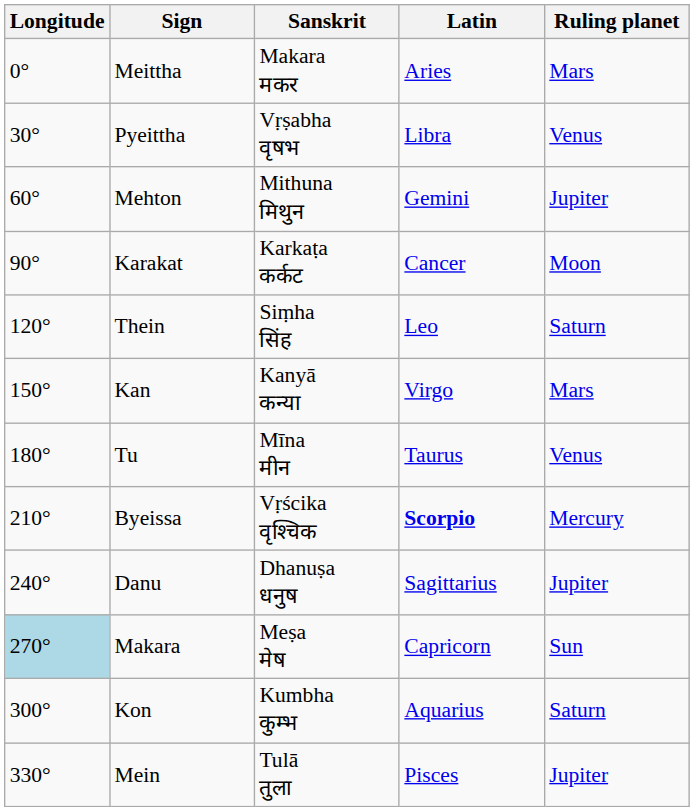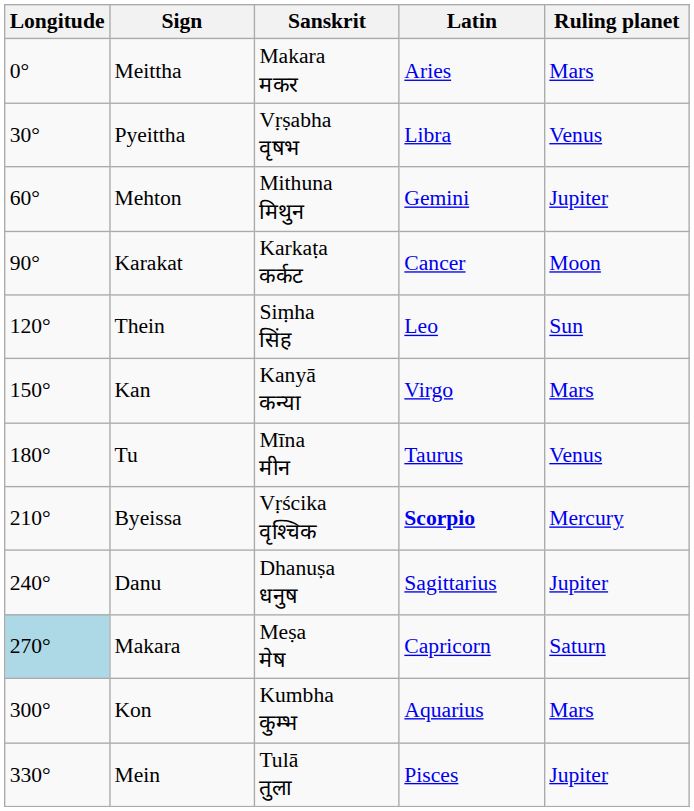(578, 326) Saturn -> (566, 326) Sun
(566, 646) Sun -> (578, 646) Saturn
(578, 710) Saturn -> (572, 710) Mars
